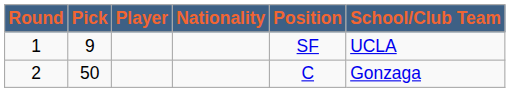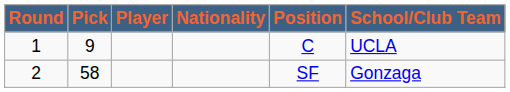(308, 45) SF -> (308, 45) C
(90, 73) 50 -> (90, 73) 58
(308, 73) C -> (308, 73) SF
